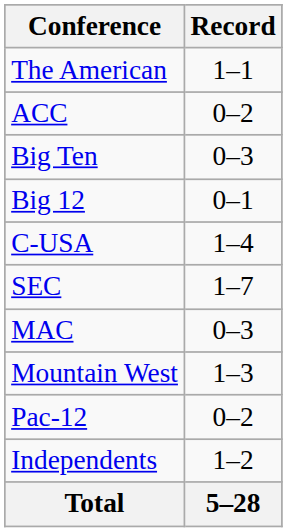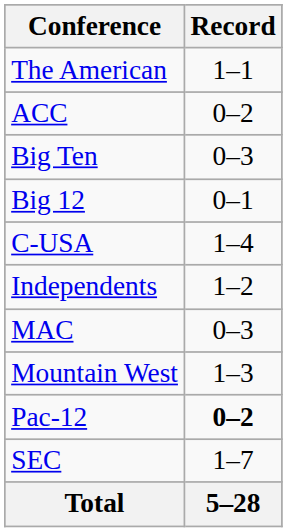rows swapped: (84, 460) <-> (36, 286)
(233, 416) normal -> (233, 416) bold
